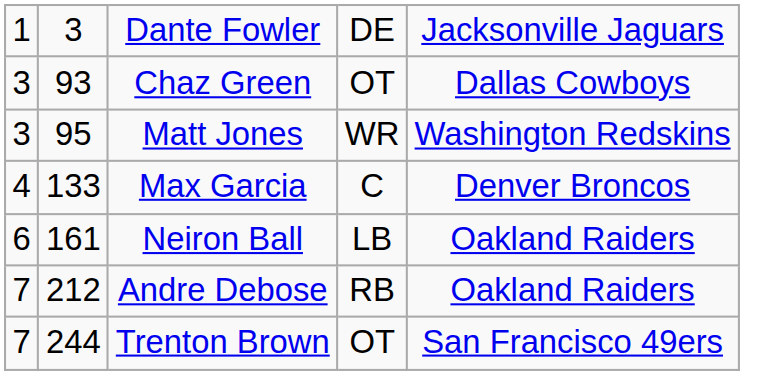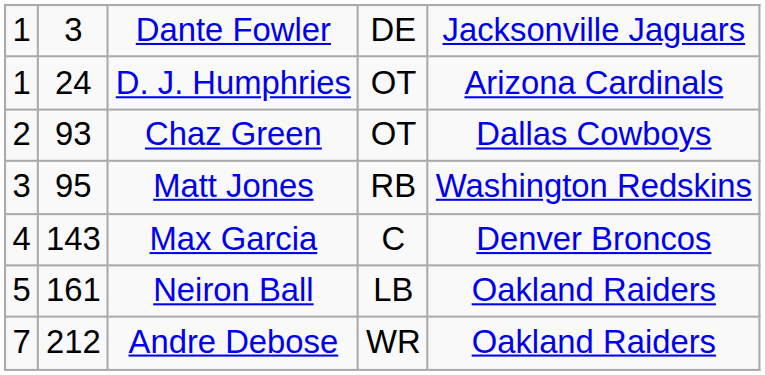+ row: (233, 82)
(22, 82) 3 -> (22, 134) 2
(372, 134) WR -> (393, 186) RB
(73, 186) 133 -> (73, 238) 143
(22, 238) 6 -> (22, 290) 5
(372, 290) RB -> (393, 342) WR
- row: (223, 342)
